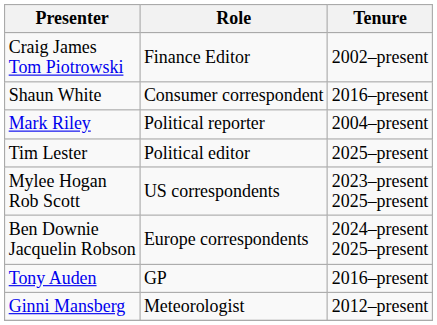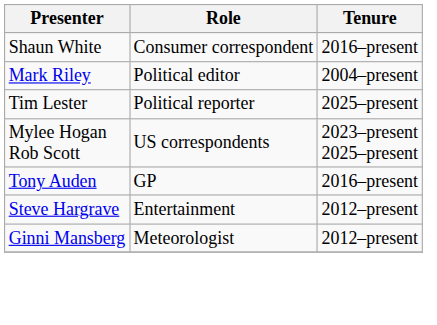- row: (66, 57)
(204, 124) Political reporter -> (187, 75) Political editor
(197, 152) Political editor -> (194, 103) Political reporter
- row: (72, 239)
+ row: (64, 209)
